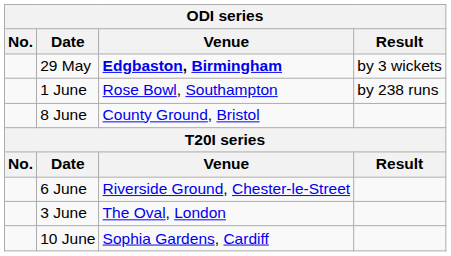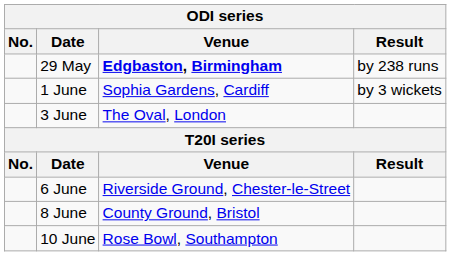(400, 66) by 3 wickets -> (398, 66) by 238 runs
(190, 90) Rose Bowl, Southampton -> (186, 90) Sophia Gardens, Cardiff
(398, 90) by 238 runs -> (400, 90) by 3 wickets
rows swapped: (64, 213) <-> (64, 115)
(186, 238) Sophia Gardens, Cardiff -> (190, 238) Rose Bowl, Southampton
